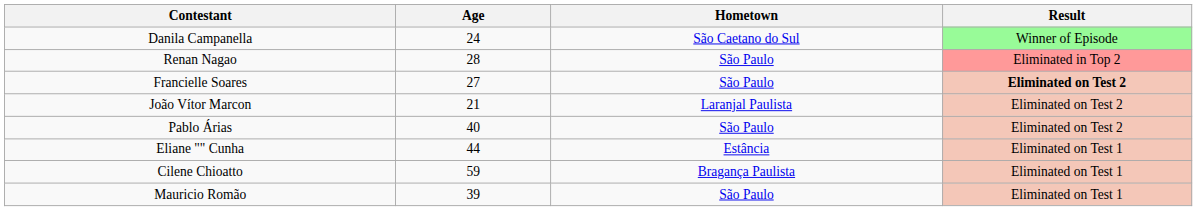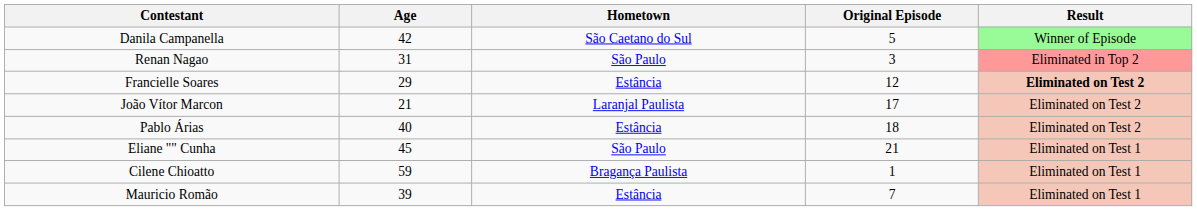+ column: (892, 16)
(473, 38) 24 -> (405, 38) 42
(473, 60) 28 -> (405, 60) 31
(473, 83) 27 -> (405, 83) 29
(746, 83) São Paulo -> (639, 83) Estância
(746, 127) São Paulo -> (639, 127) Estância
(473, 150) 44 -> (405, 150) 45
(746, 150) Estância -> (639, 150) São Paulo
(746, 194) São Paulo -> (639, 194) Estância
